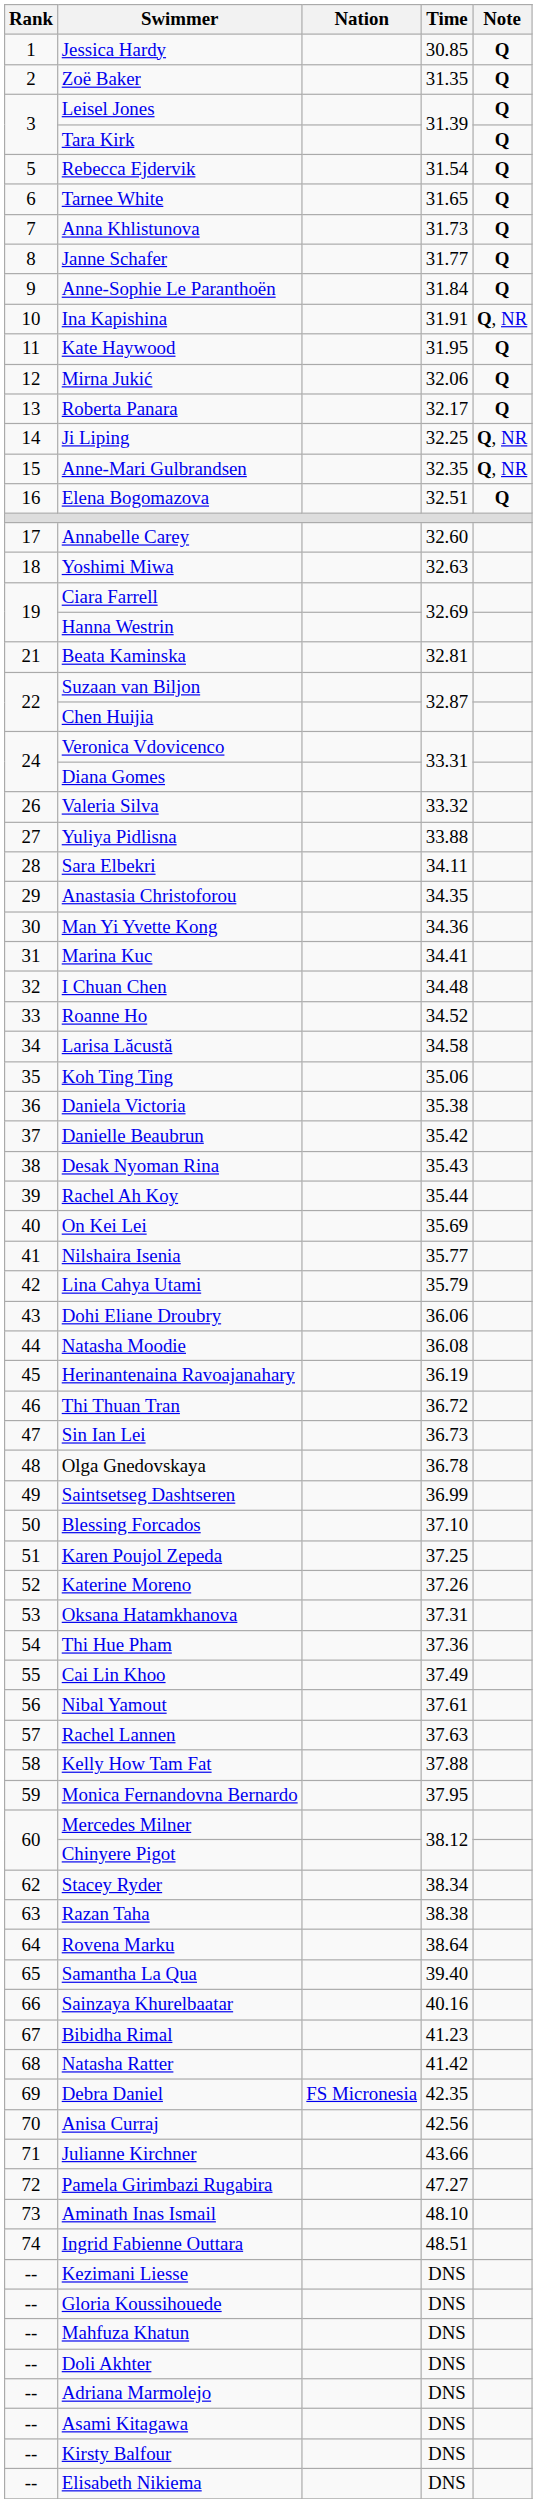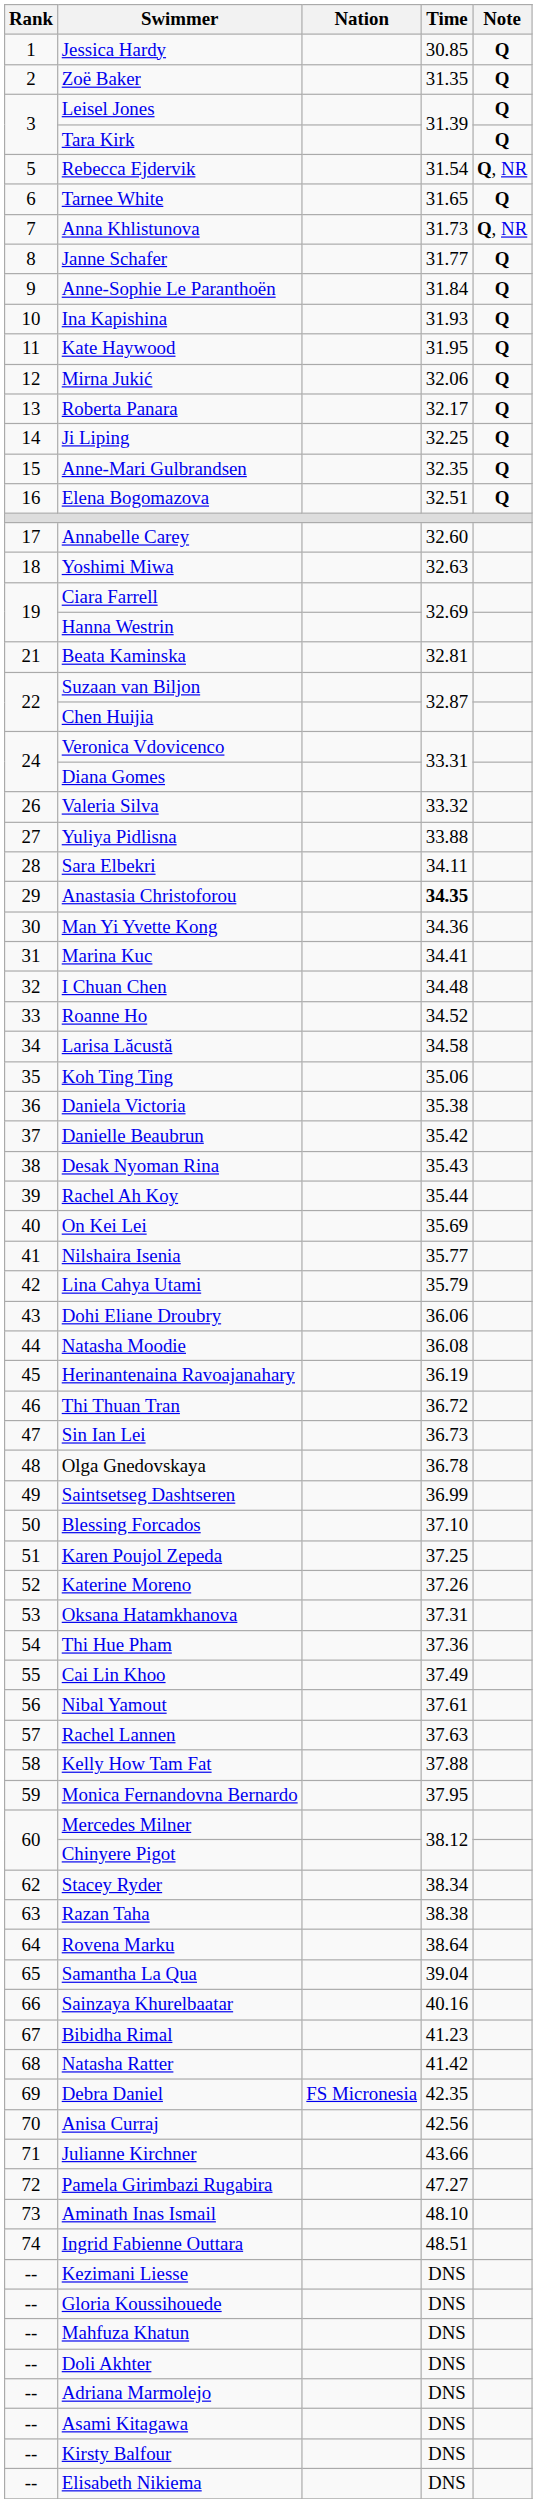(502, 169) Q -> (502, 169) Q, NR
(502, 229) Q -> (502, 229) Q, NR
(447, 318) 31.91 -> (447, 318) 31.93
(502, 318) Q, NR -> (502, 318) Q
(502, 438) Q, NR -> (502, 438) Q
(502, 468) Q, NR -> (502, 468) Q
(447, 896) normal -> (447, 896) bold
(447, 1974) 39.40 -> (447, 1974) 39.04
